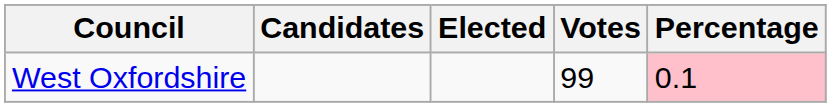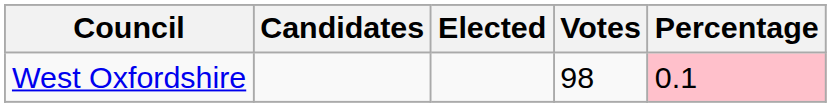(577, 76) 99 -> (577, 76) 98
